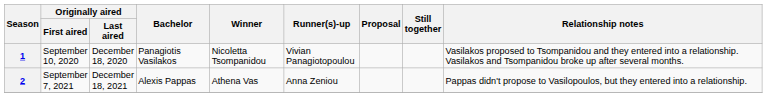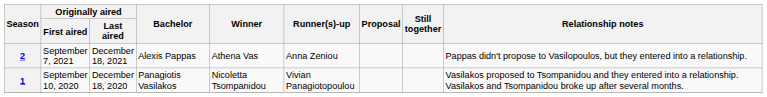rows swapped: (23, 56) <-> (23, 81)
